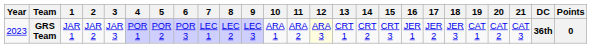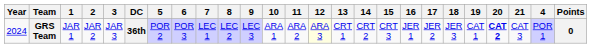columns swapped: (137, 11) <-> (543, 11)
(17, 30) 2023 -> (17, 30) 2024
(499, 30) normal -> (498, 30) bold
